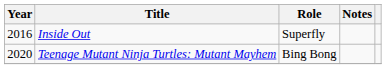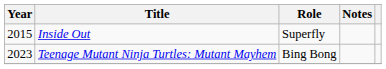(20, 34) 2016 -> (20, 34) 2015
(20, 53) 2020 -> (20, 53) 2023
